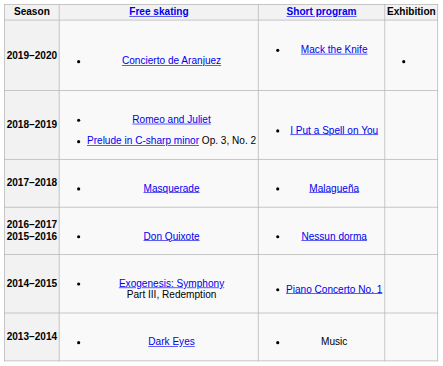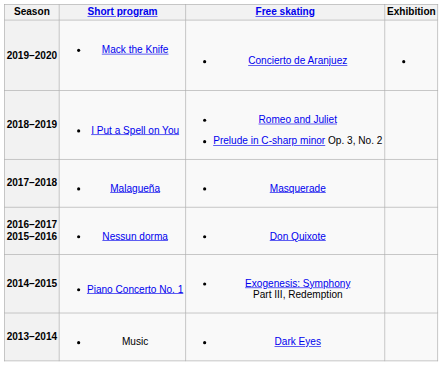columns swapped: (322, 12) <-> (159, 12)
